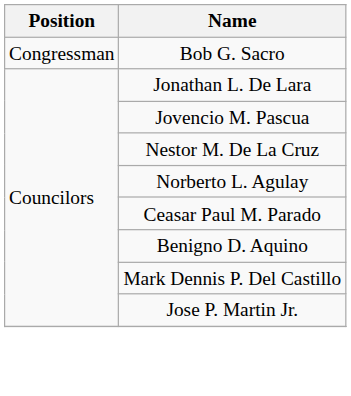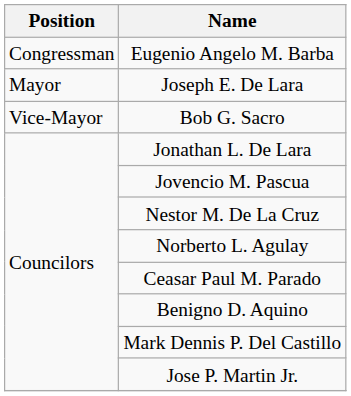+ row: (232, 53)
+ row: (232, 85)
(62, 53) Congressman -> (56, 117) Vice-Mayor
